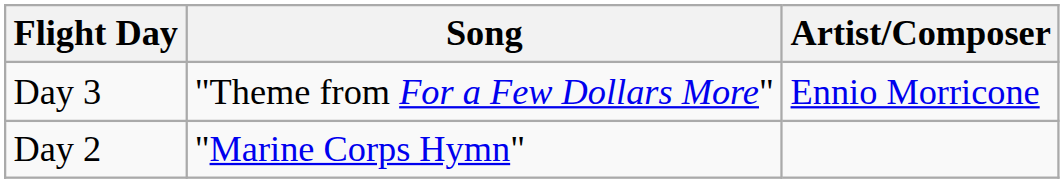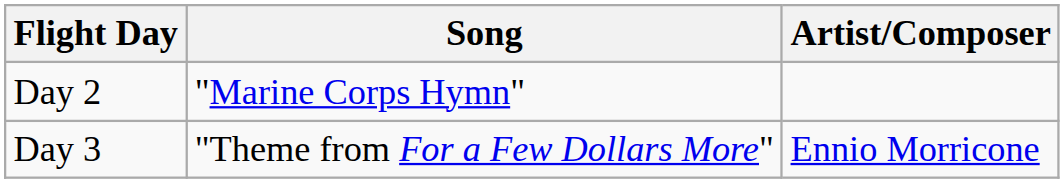rows swapped: (57, 148) <-> (57, 90)
